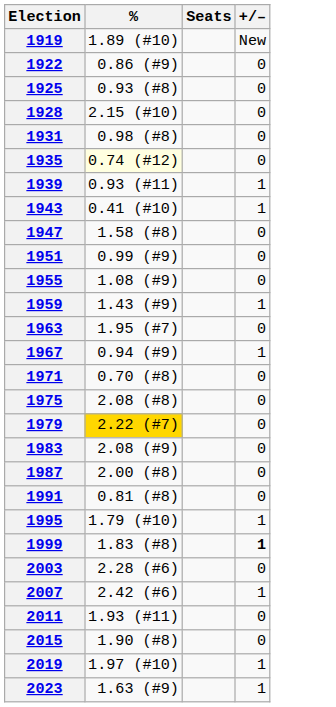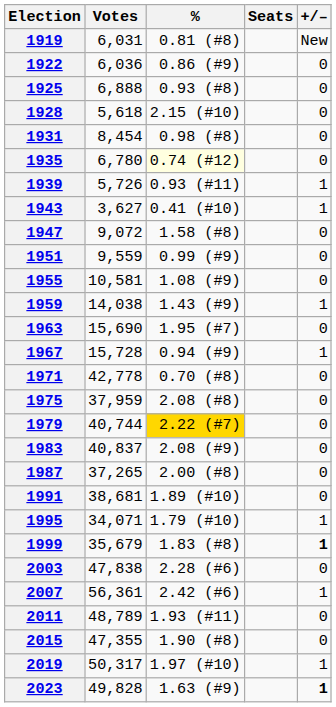+ column: (115, 16)
(134, 40) 1.89 (#10) -> (200, 40) 0.81 (#8)
(138, 497) 0.81 (#8) -> (195, 497) 1.89 (#10)
(262, 689) normal -> (323, 689) bold
